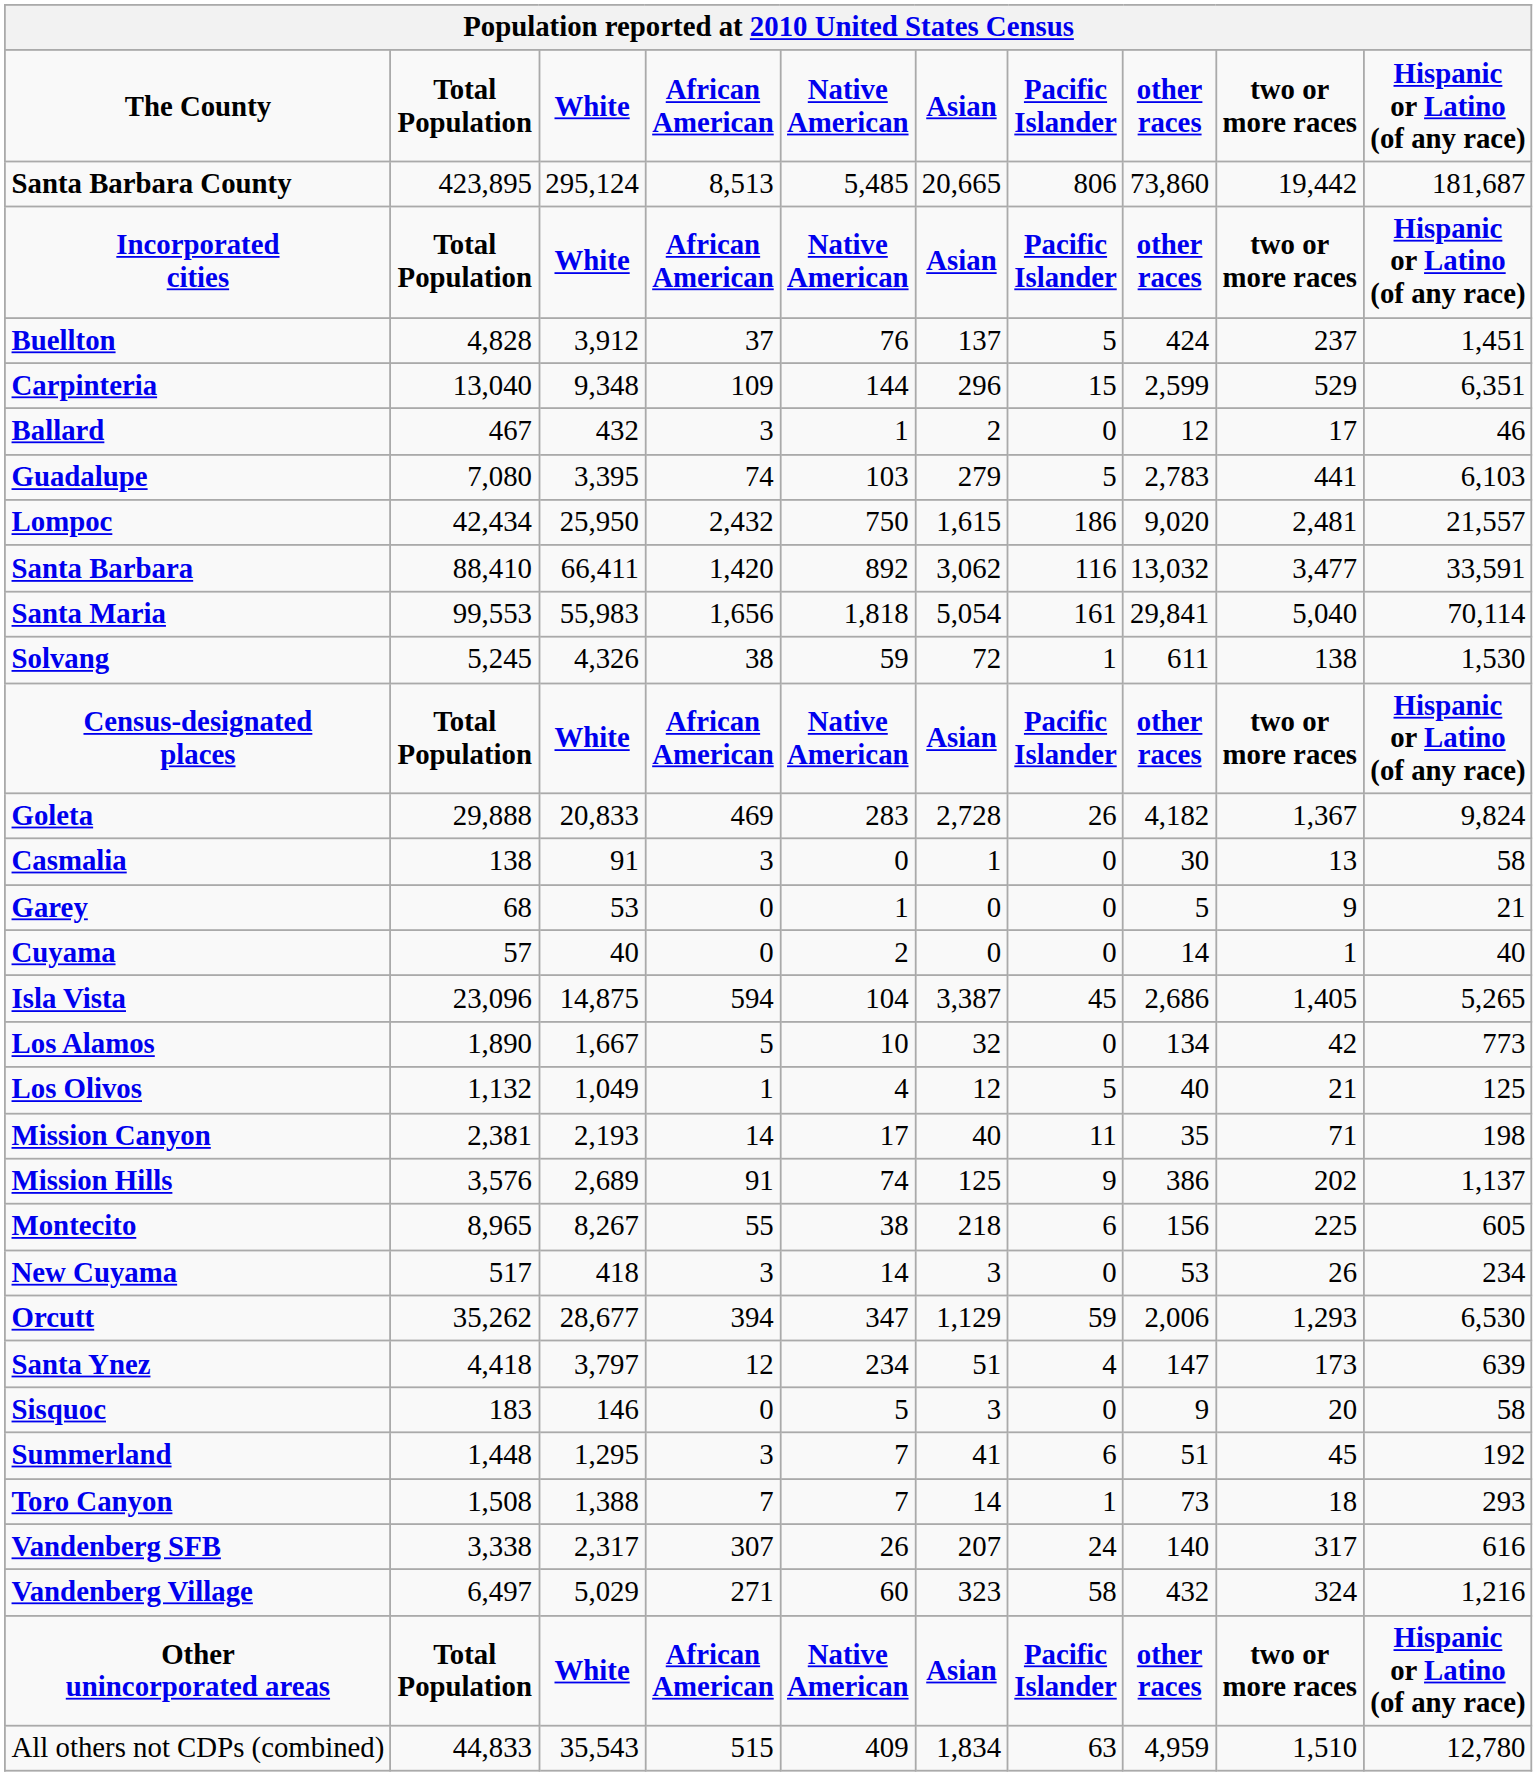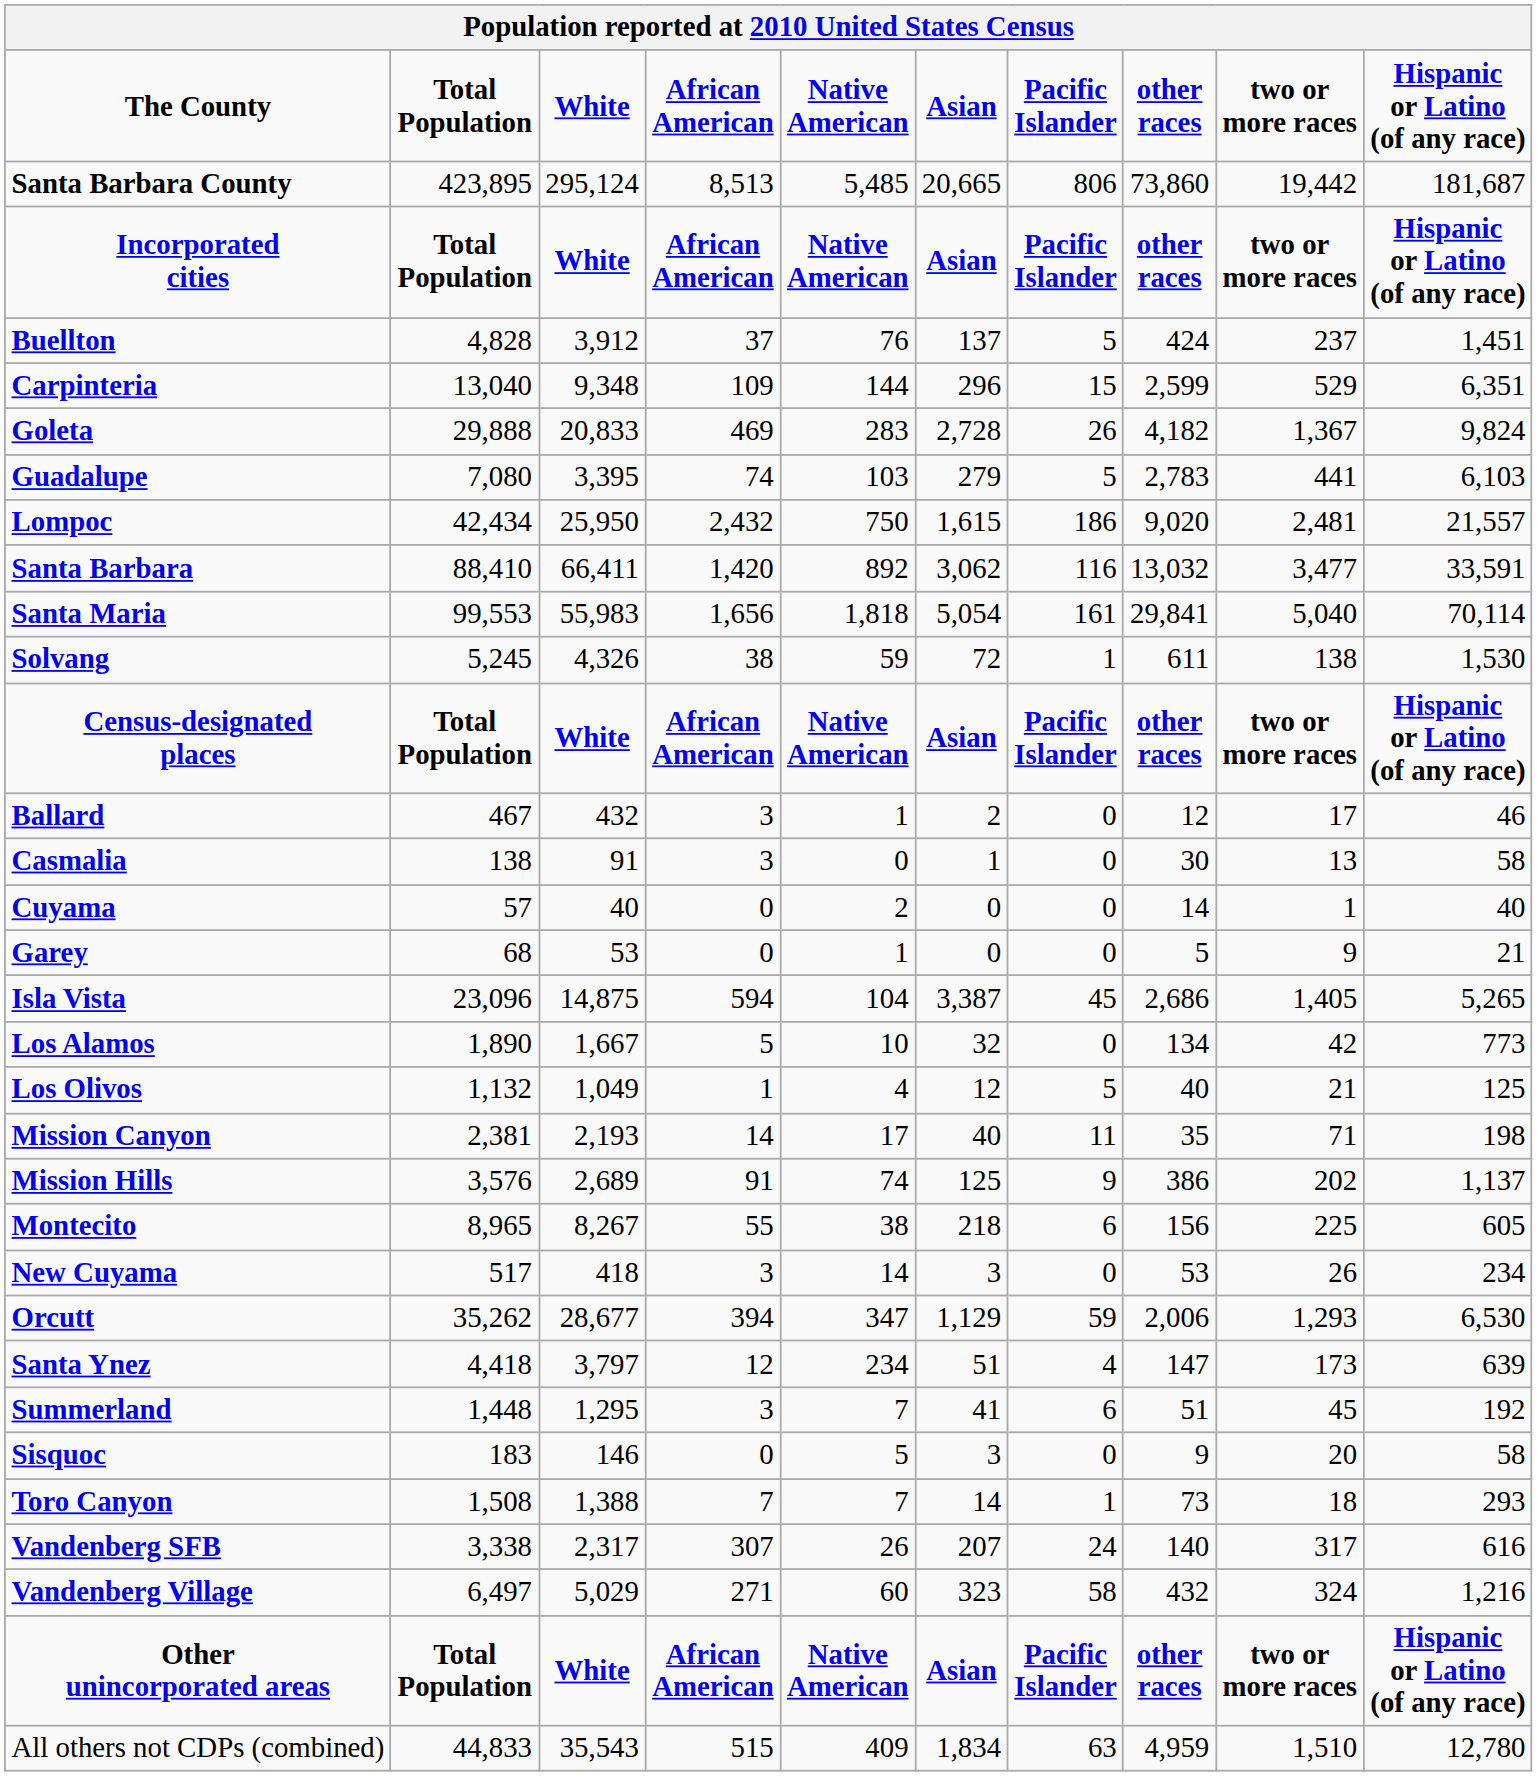rows swapped: (52, 815) <-> (58, 430)
rows swapped: (64, 952) <-> (50, 906)
rows swapped: (59, 1409) <-> (92, 1454)
